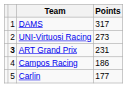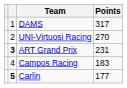(102, 37) 273 -> (102, 37) 270
(102, 63) 186 -> (102, 63) 183
(13, 76) normal -> (13, 76) bold
